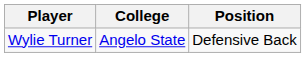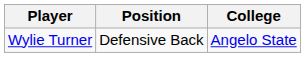columns swapped: (244, 16) <-> (142, 16)
